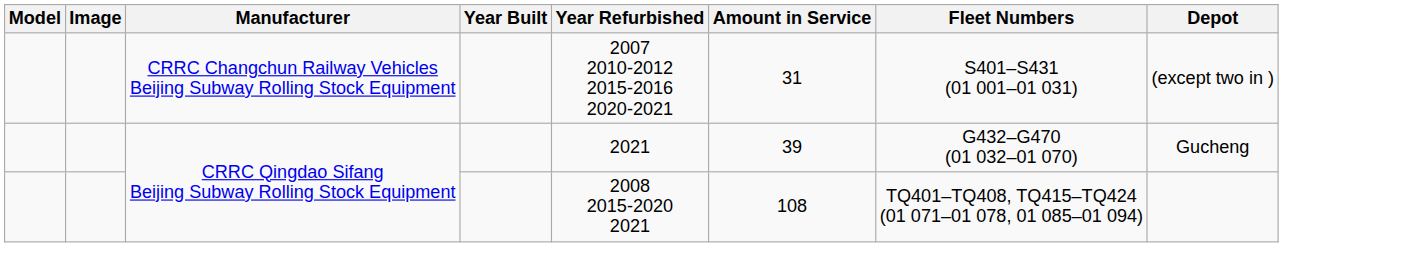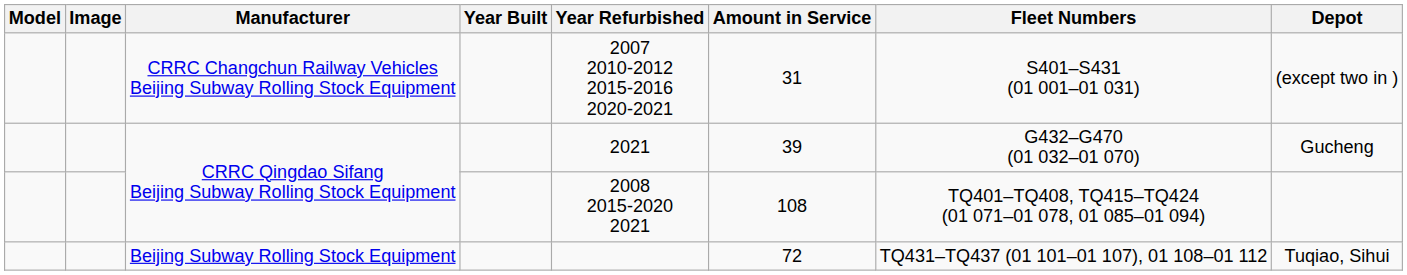+ row: (35, 256)
